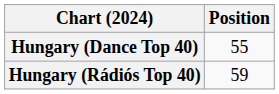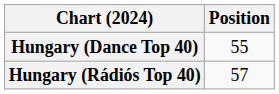(239, 74) 59 -> (239, 74) 57
